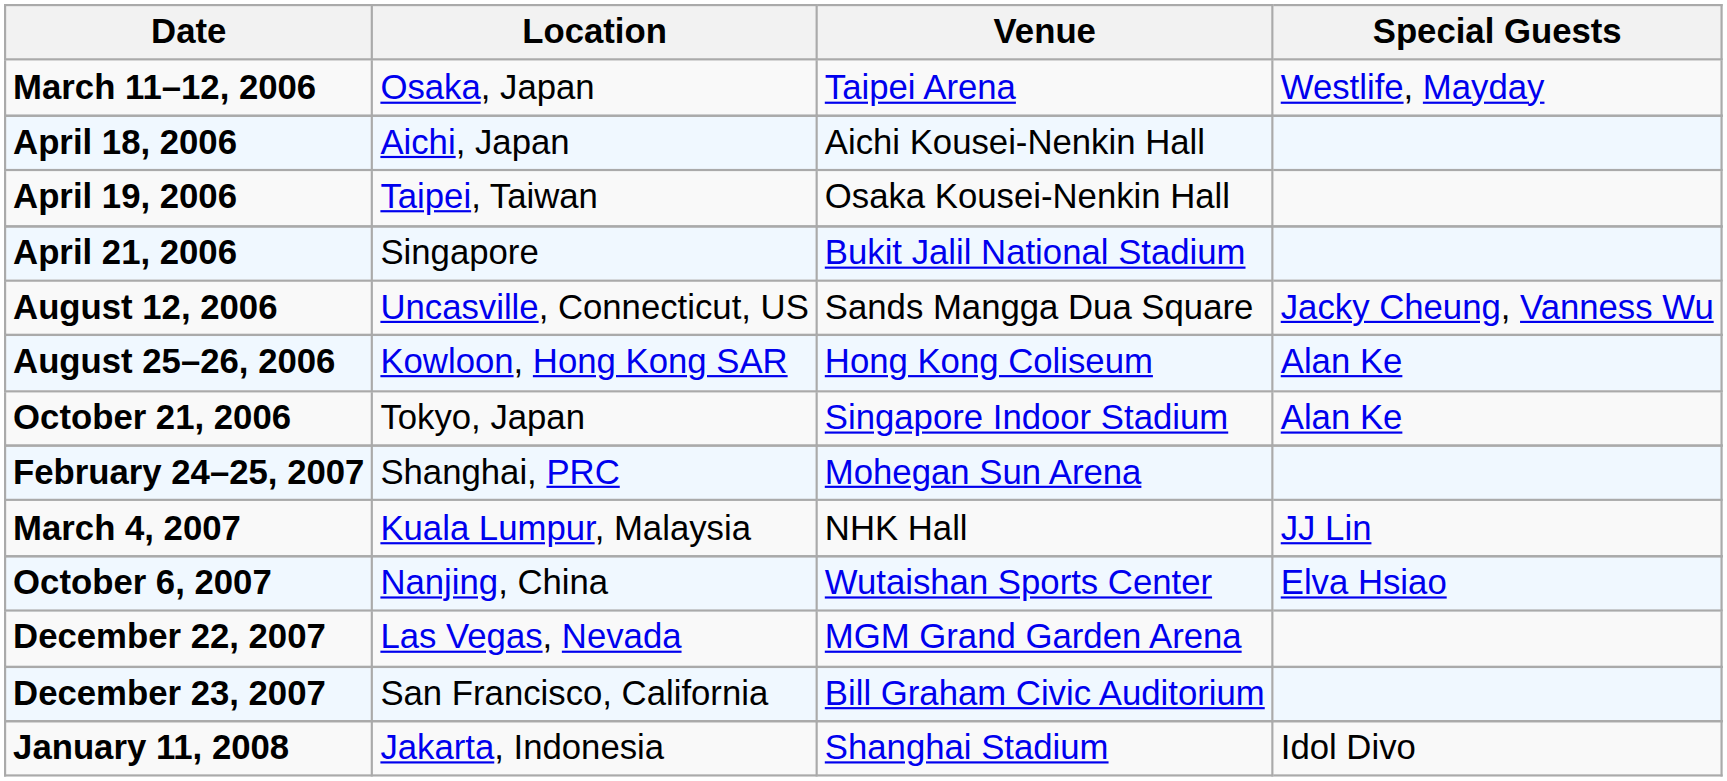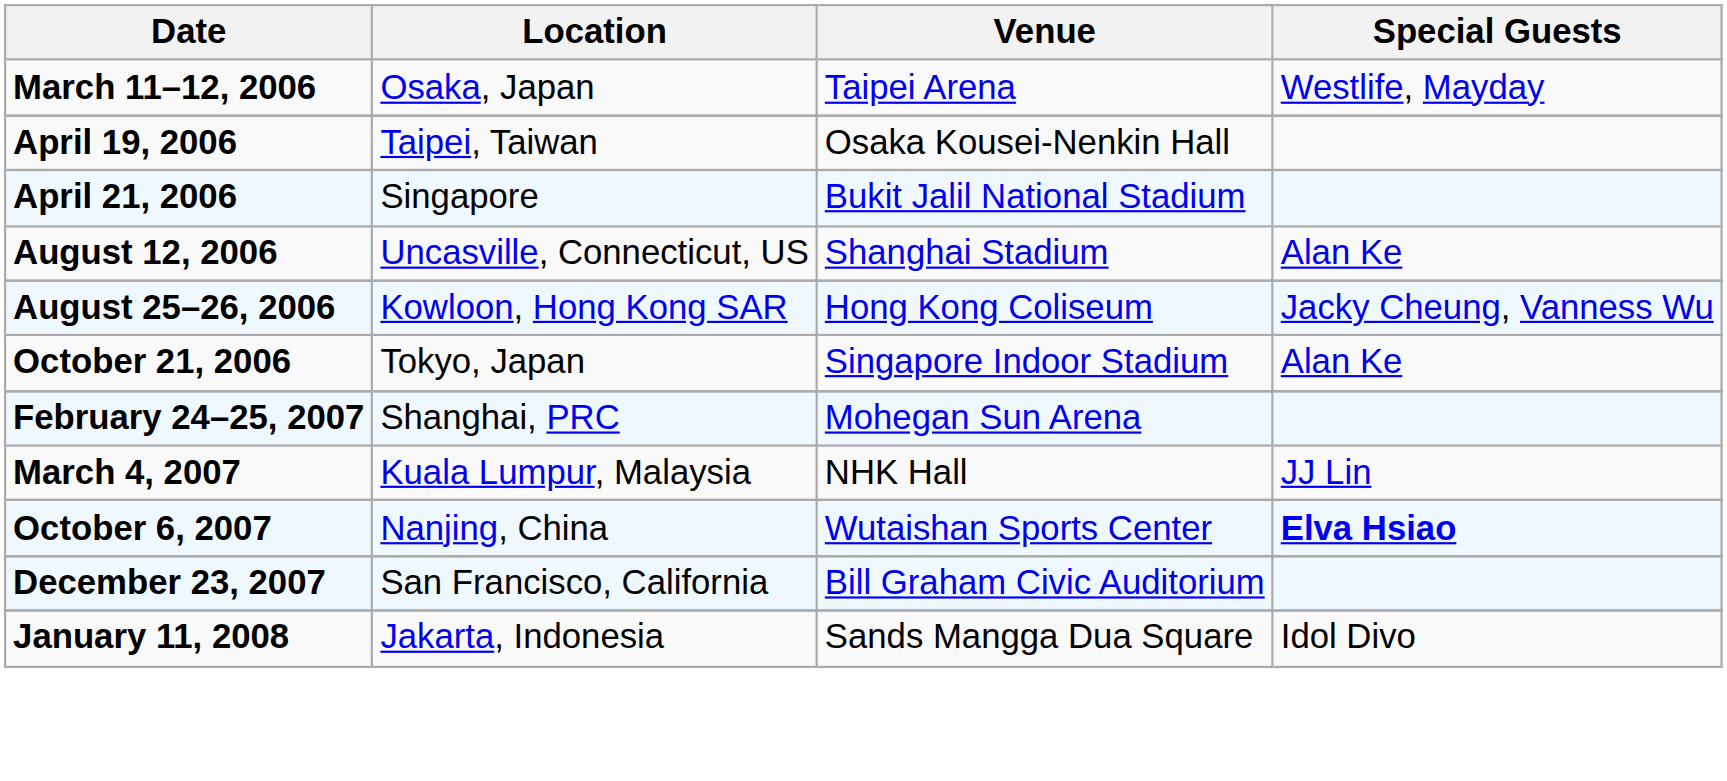- row: (125, 142)
(1039, 307) Sands Mangga Dua Square -> (967, 252) Shanghai Stadium
(1497, 307) Jacky Cheung, Vanness Wu -> (1342, 252) Alan Ke
(1342, 362) Alan Ke -> (1497, 307) Jacky Cheung, Vanness Wu
(1364, 582) normal -> (1369, 527) bold
- row: (169, 637)
(967, 747) Shanghai Stadium -> (1039, 637) Sands Mangga Dua Square
